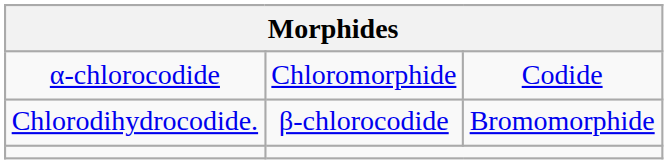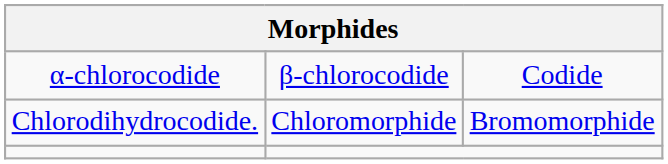(364, 75) Chloromorphide -> (364, 75) β-chlorocodide
(364, 121) β-chlorocodide -> (364, 121) Chloromorphide
